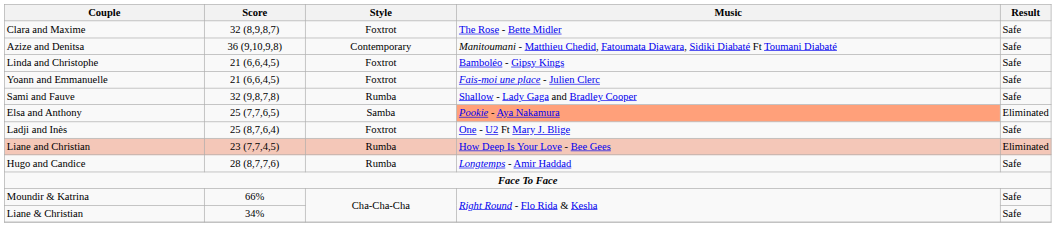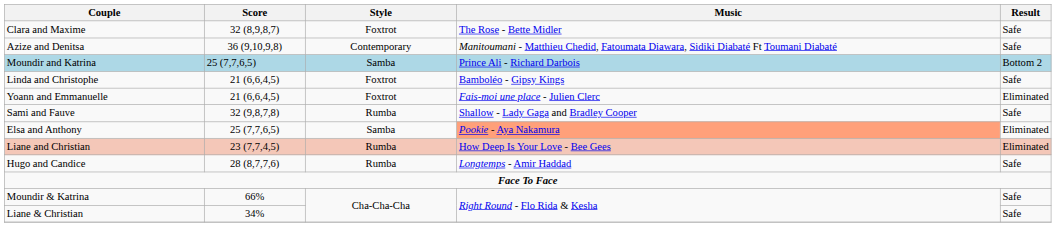+ row: (51, 63)
(1012, 79) Safe -> (1026, 96) Eliminated
- row: (37, 130)
